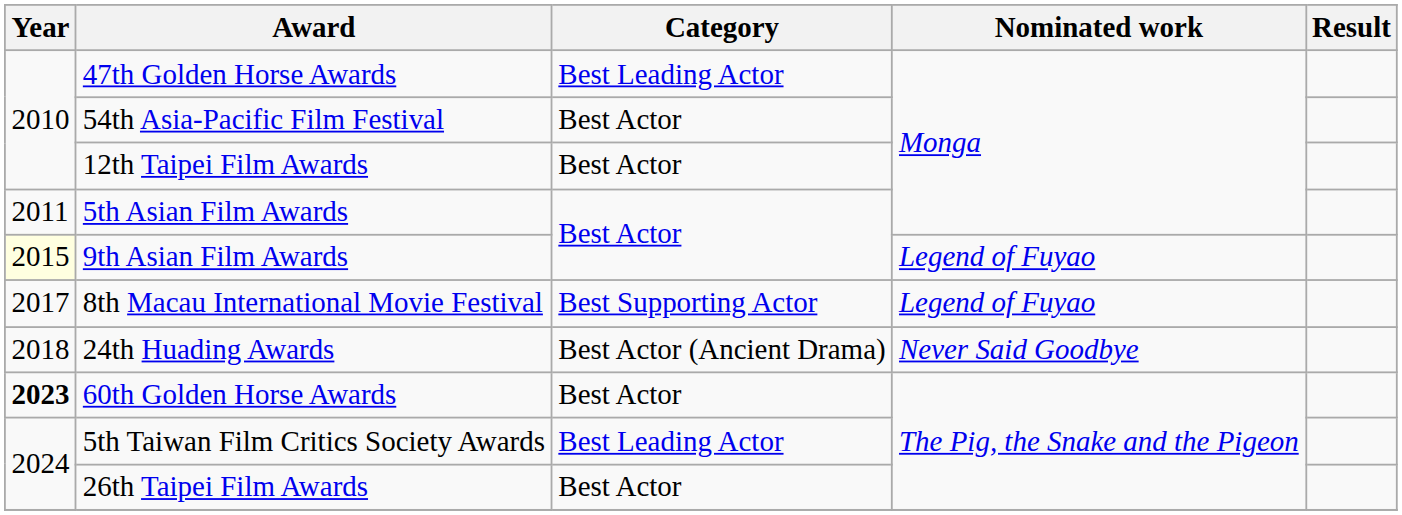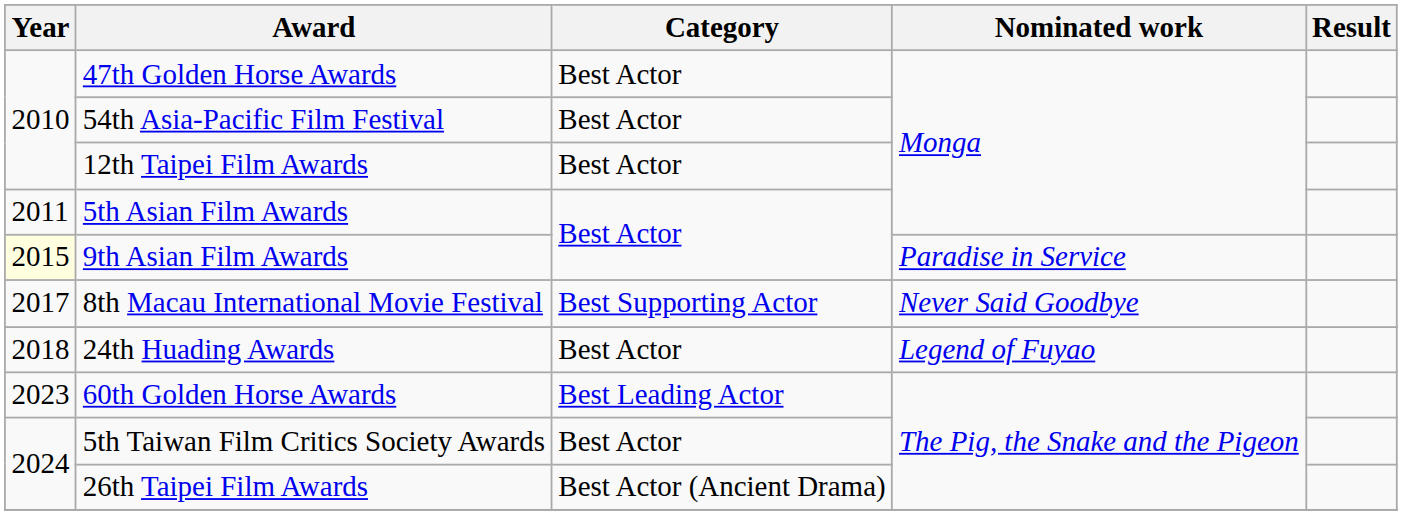(671, 73) Best Leading Actor -> (620, 73) Best Actor
(997, 257) Legend of Fuyao -> (1012, 257) Paradise in Service
(997, 303) Legend of Fuyao -> (1019, 303) Never Said Goodbye
(722, 348) Best Actor (Ancient Drama) -> (620, 348) Best Actor
(1019, 348) Never Said Goodbye -> (997, 348) Legend of Fuyao
(41, 394) bold -> (41, 394) normal
(620, 394) Best Actor -> (671, 394) Best Leading Actor
(671, 440) Best Leading Actor -> (620, 440) Best Actor
(620, 486) Best Actor -> (722, 486) Best Actor (Ancient Drama)
